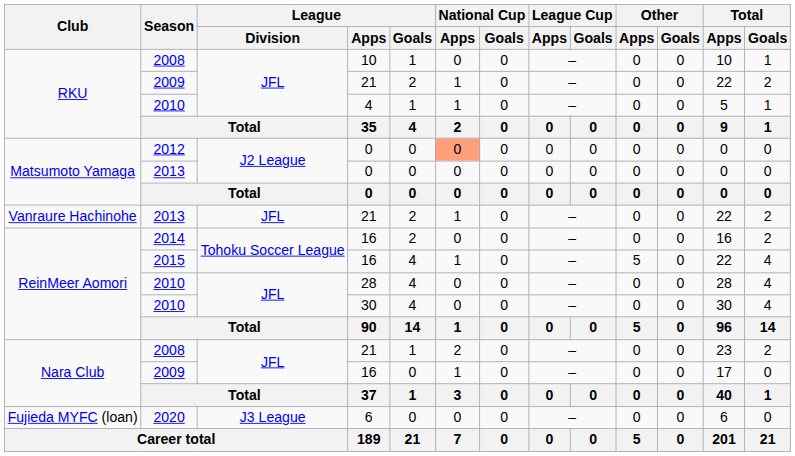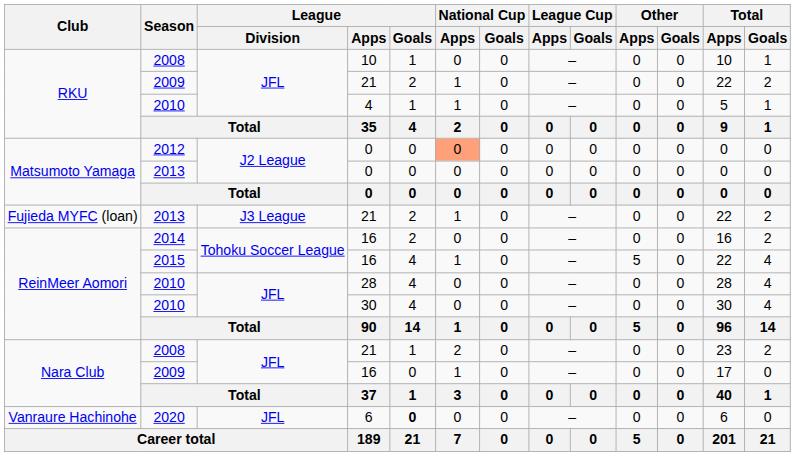(73, 216) Vanraure Hachinohe -> (73, 216) Fujieda MYFC (loan)
(273, 216) JFL -> (273, 216) J3 League
(73, 417) Fujieda MYFC (loan) -> (73, 417) Vanraure Hachinohe
(273, 417) J3 League -> (273, 417) JFL
(412, 417) normal -> (412, 417) bold
